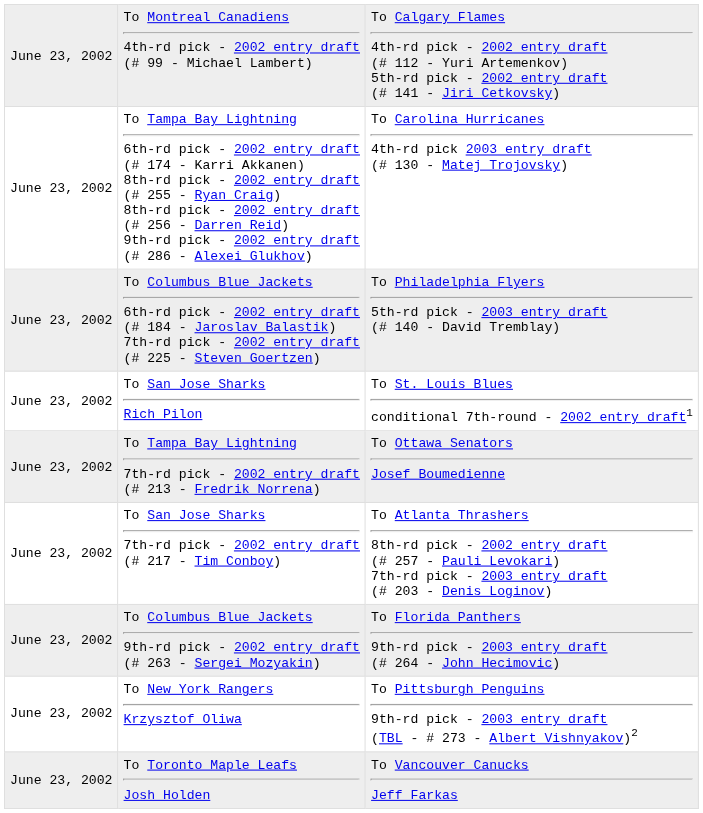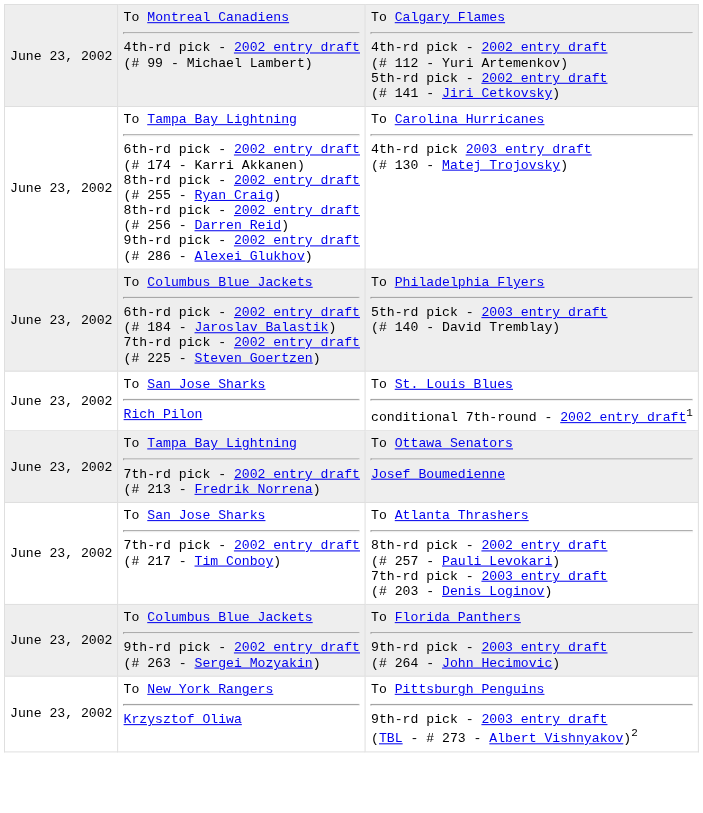- row: (242, 780)
